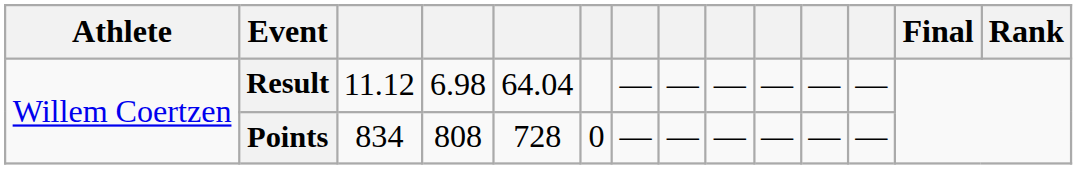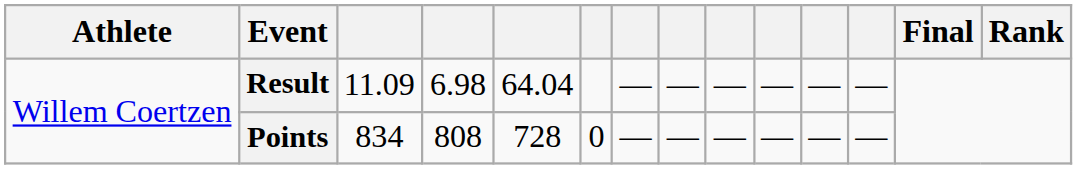(379, 84) 11.12 -> (379, 84) 11.09
